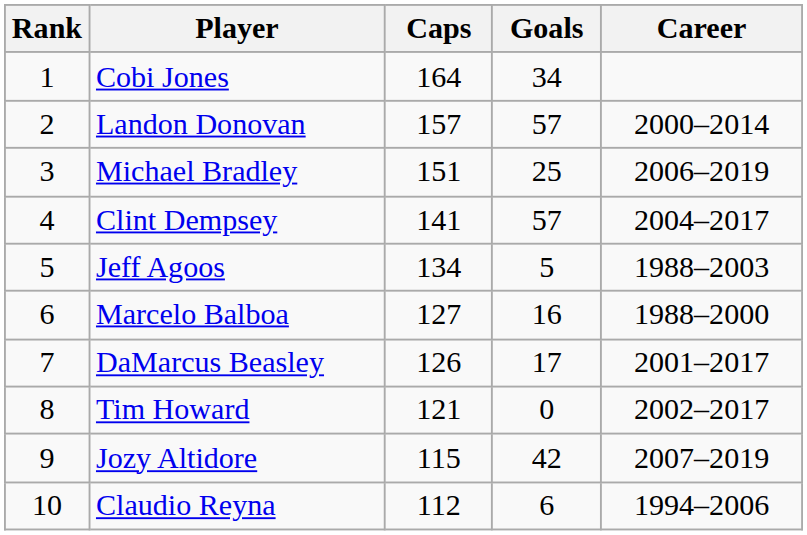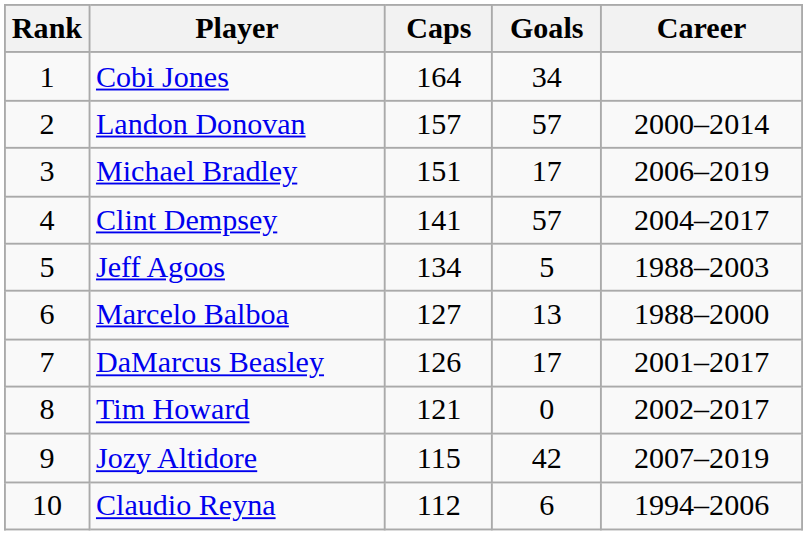(547, 171) 25 -> (547, 171) 17
(547, 314) 16 -> (547, 314) 13
